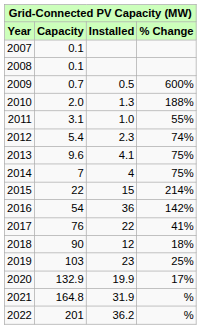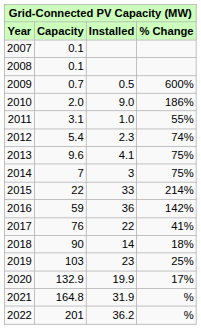(127, 102) 1.3 -> (127, 102) 9.0
(179, 102) 188% -> (179, 102) 186%
(131, 173) 4 -> (131, 173) 3
(128, 191) 15 -> (128, 191) 33
(77, 208) 54 -> (77, 208) 59
(128, 244) 12 -> (128, 244) 14
